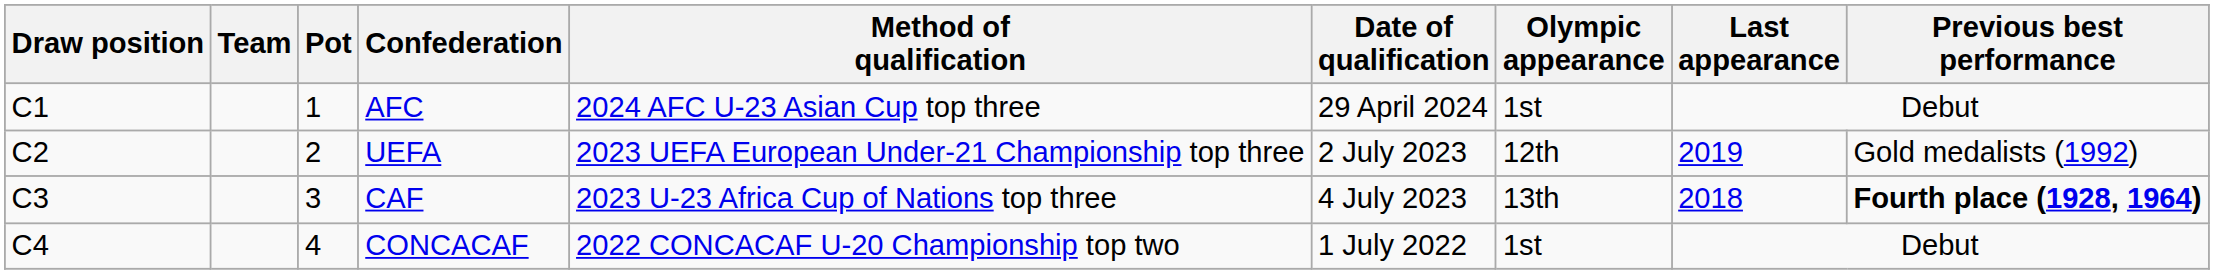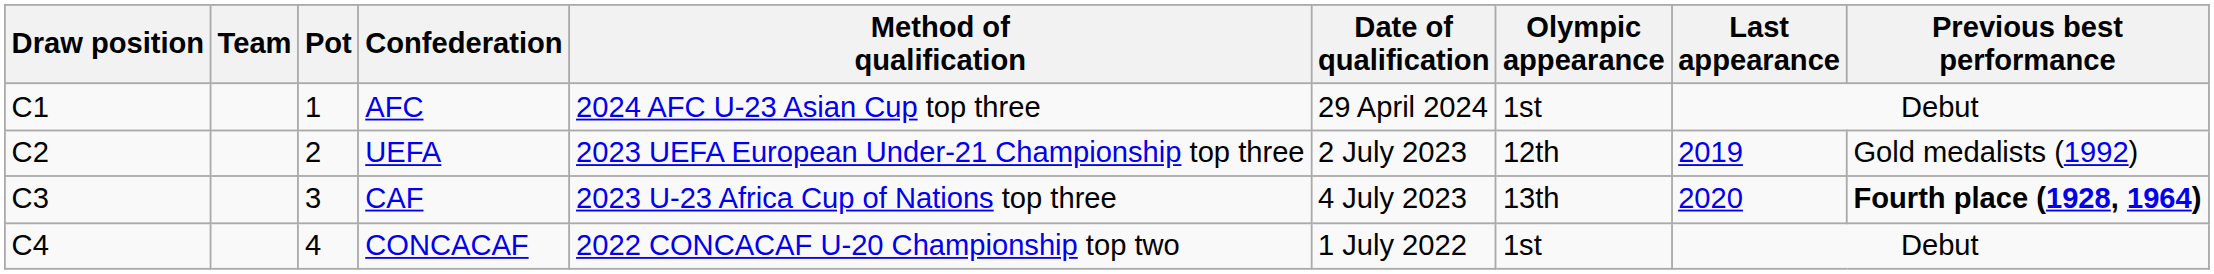(1711, 198) 2018 -> (1711, 198) 2020
